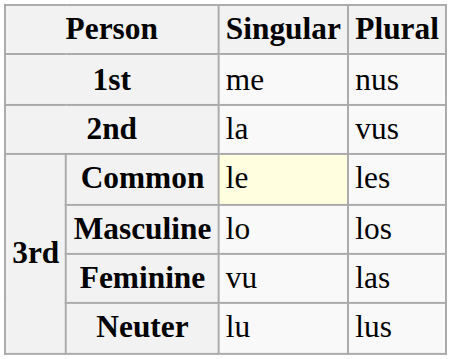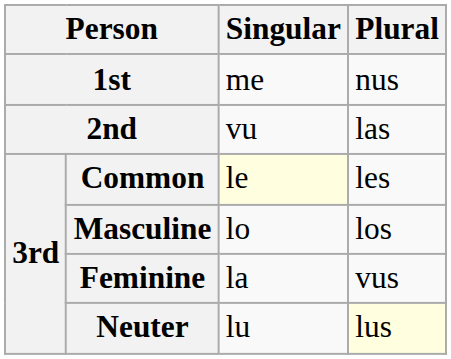(237, 128) la -> (241, 128) vu
(377, 128) vus -> (373, 128) las
(241, 278) vu -> (237, 278) la
(373, 278) las -> (377, 278) vus
(374, 327) no background -> (374, 327) lightyellow background
